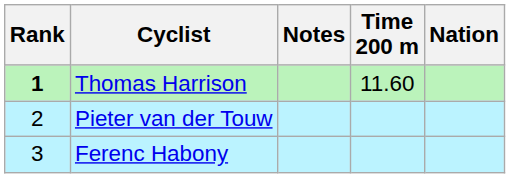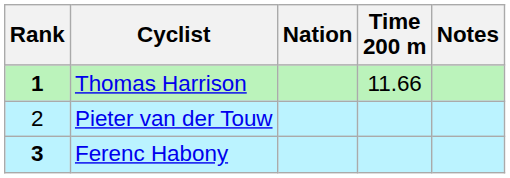columns swapped: (464, 34) <-> (314, 34)
(387, 82) 11.60 -> (395, 82) 11.66
(37, 154) normal -> (37, 154) bold
